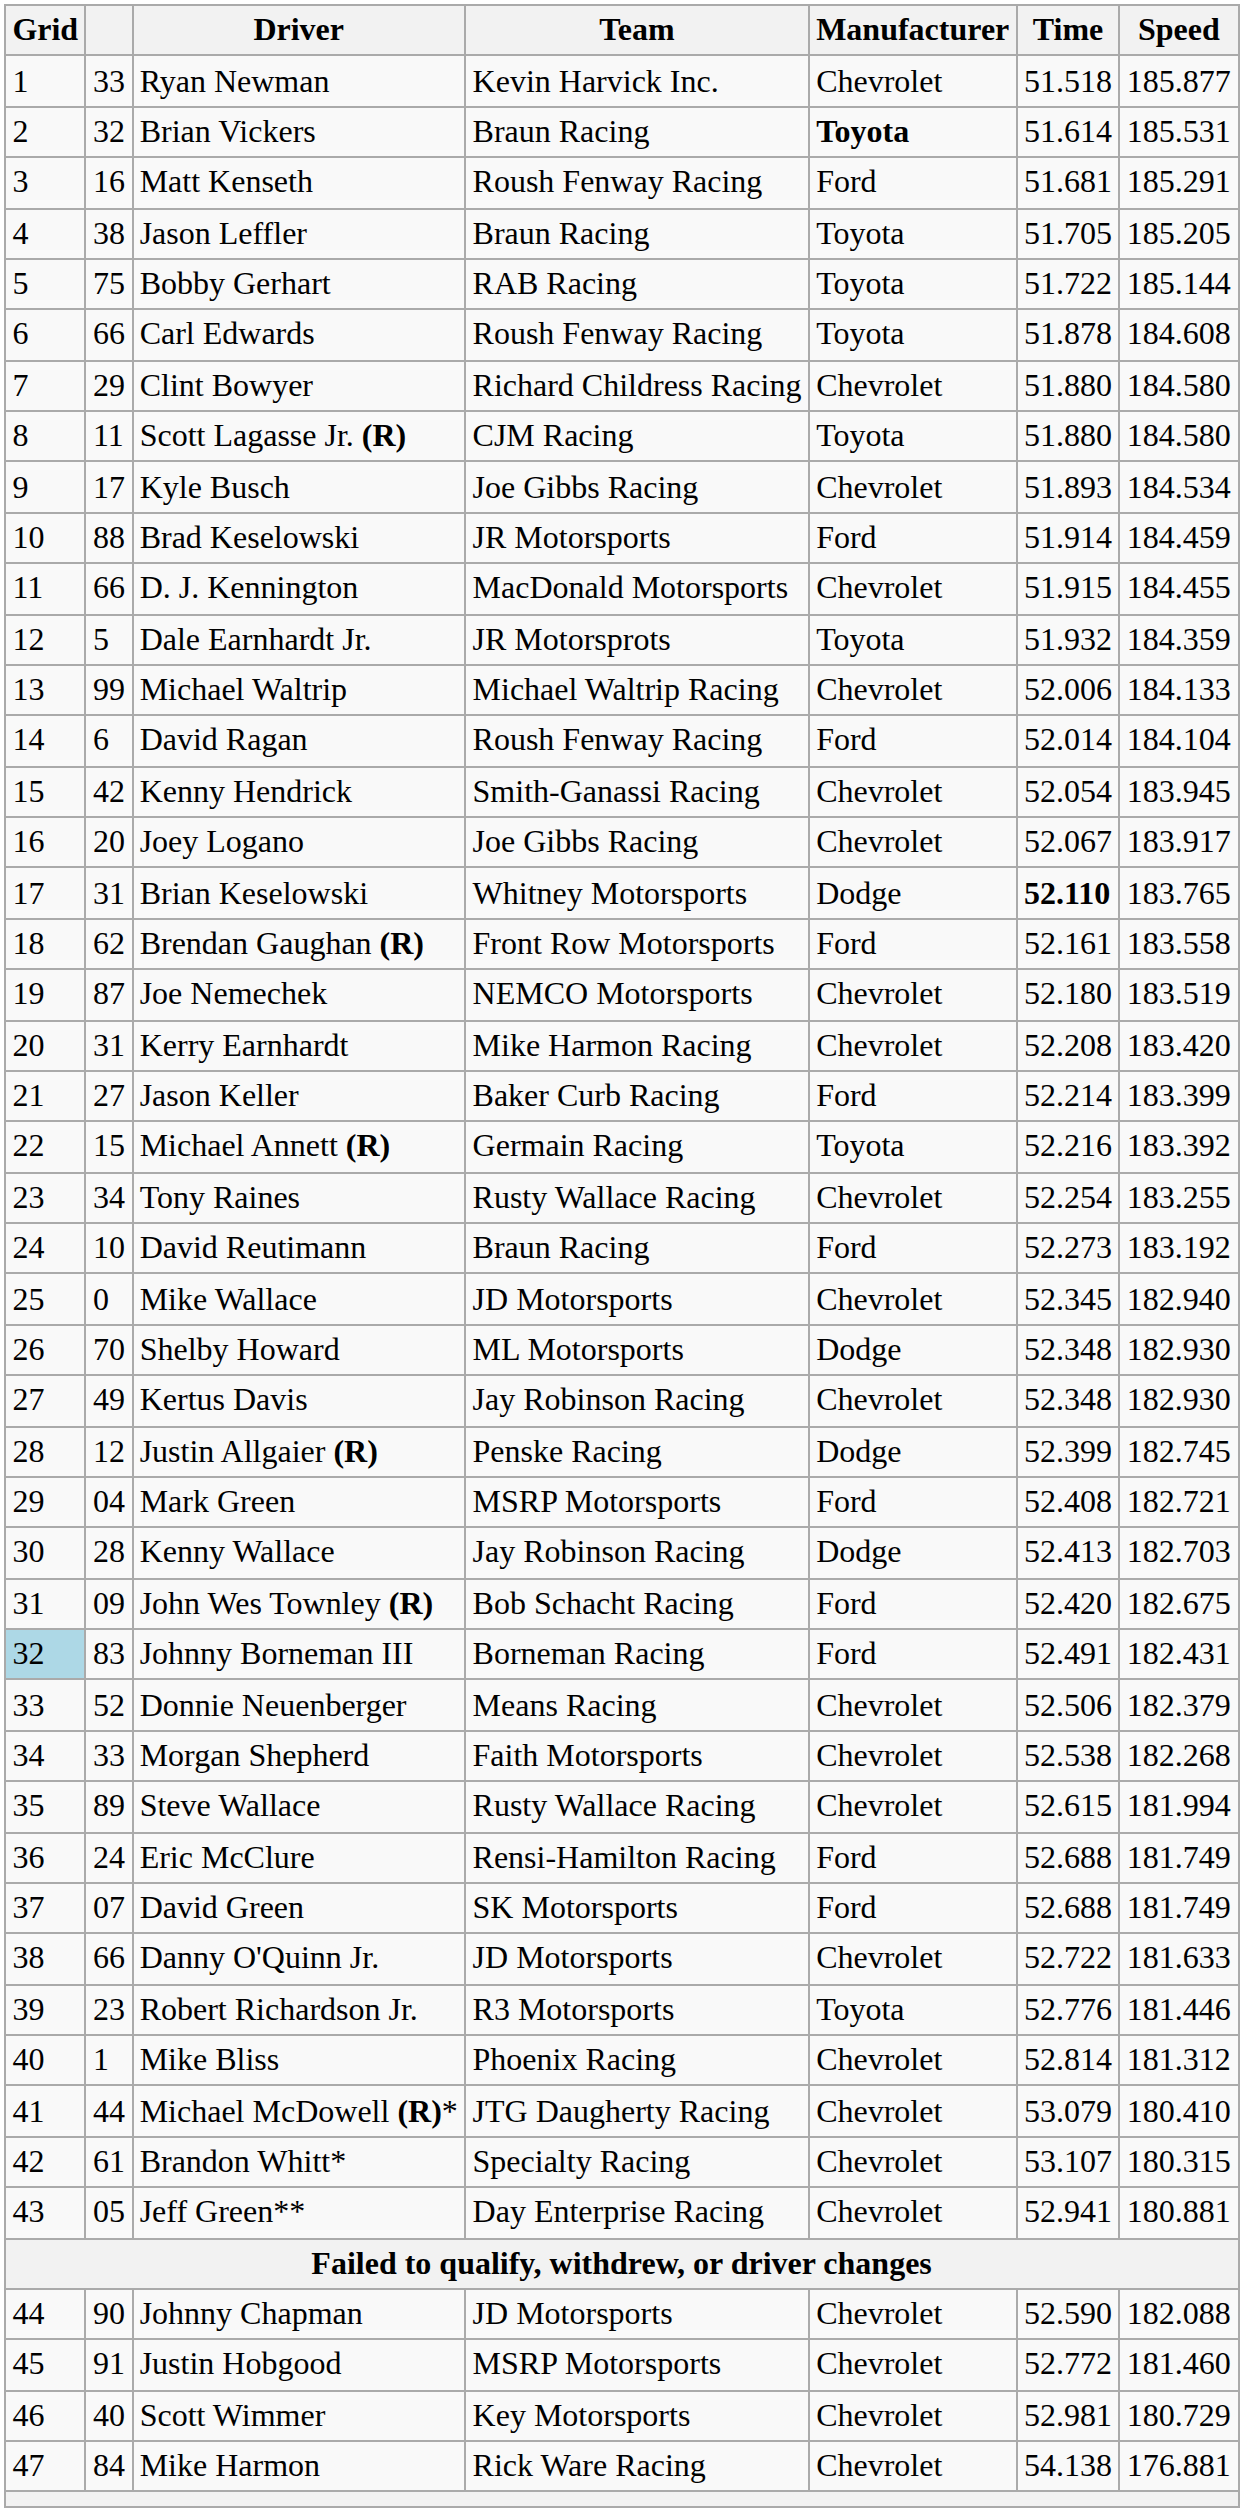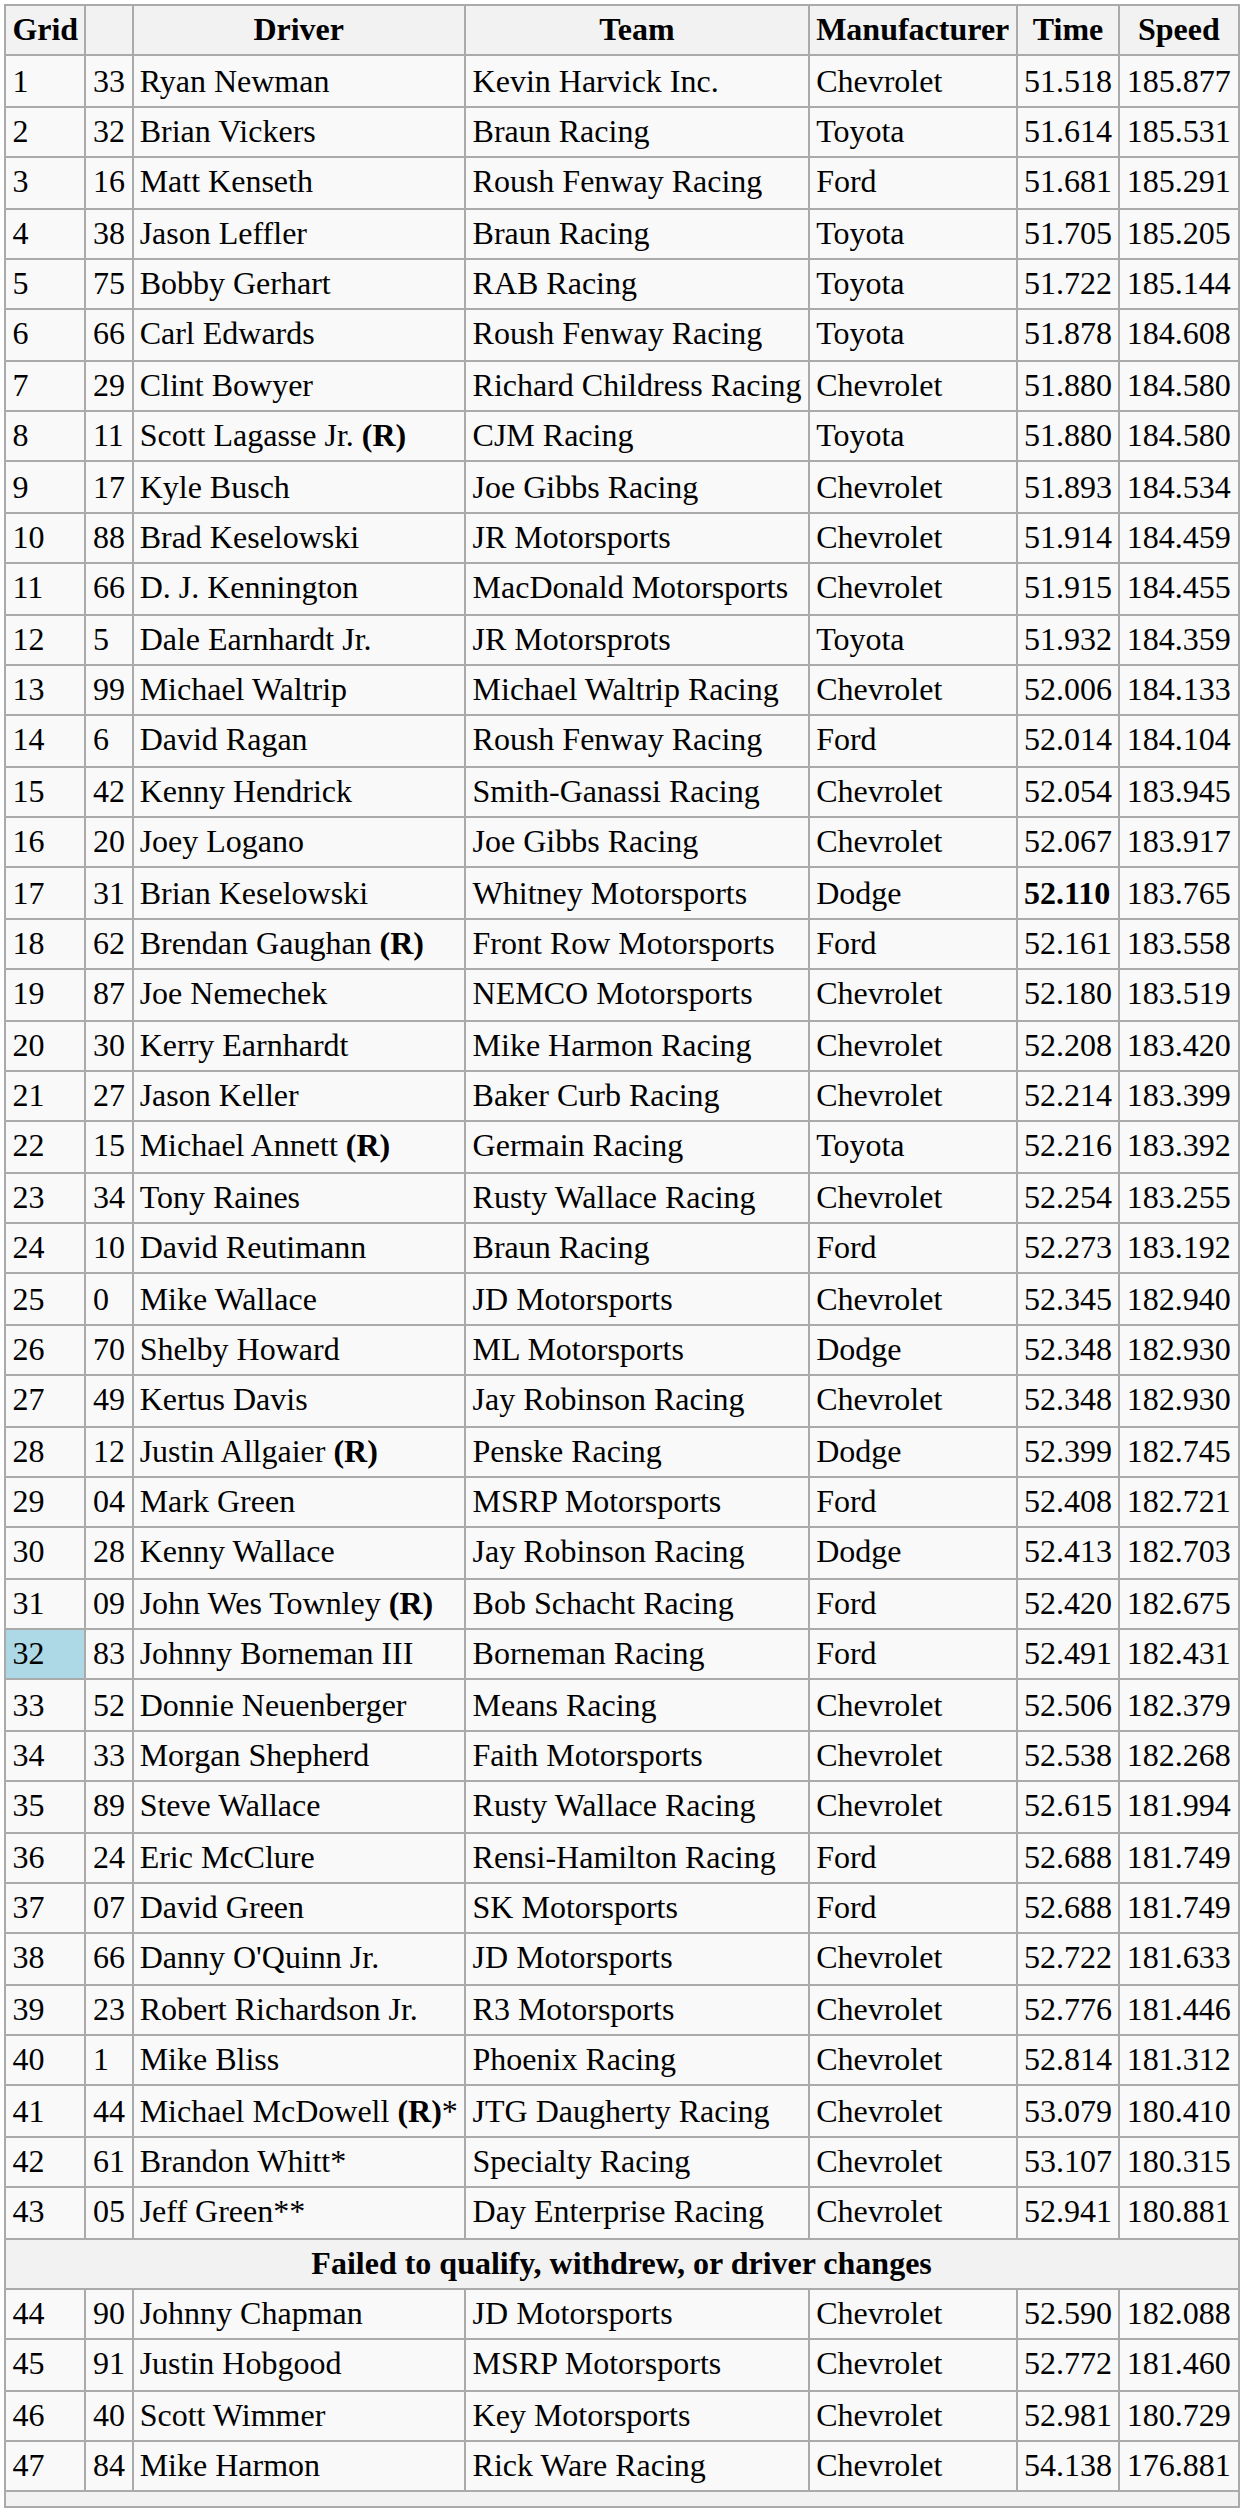(863, 131) bold -> (860, 131) normal
(846, 537) Ford -> (879, 537) Chevrolet
(109, 1044) 31 -> (109, 1044) 30
(846, 1095) Ford -> (879, 1095) Chevrolet
(860, 2009) Toyota -> (879, 2009) Chevrolet
